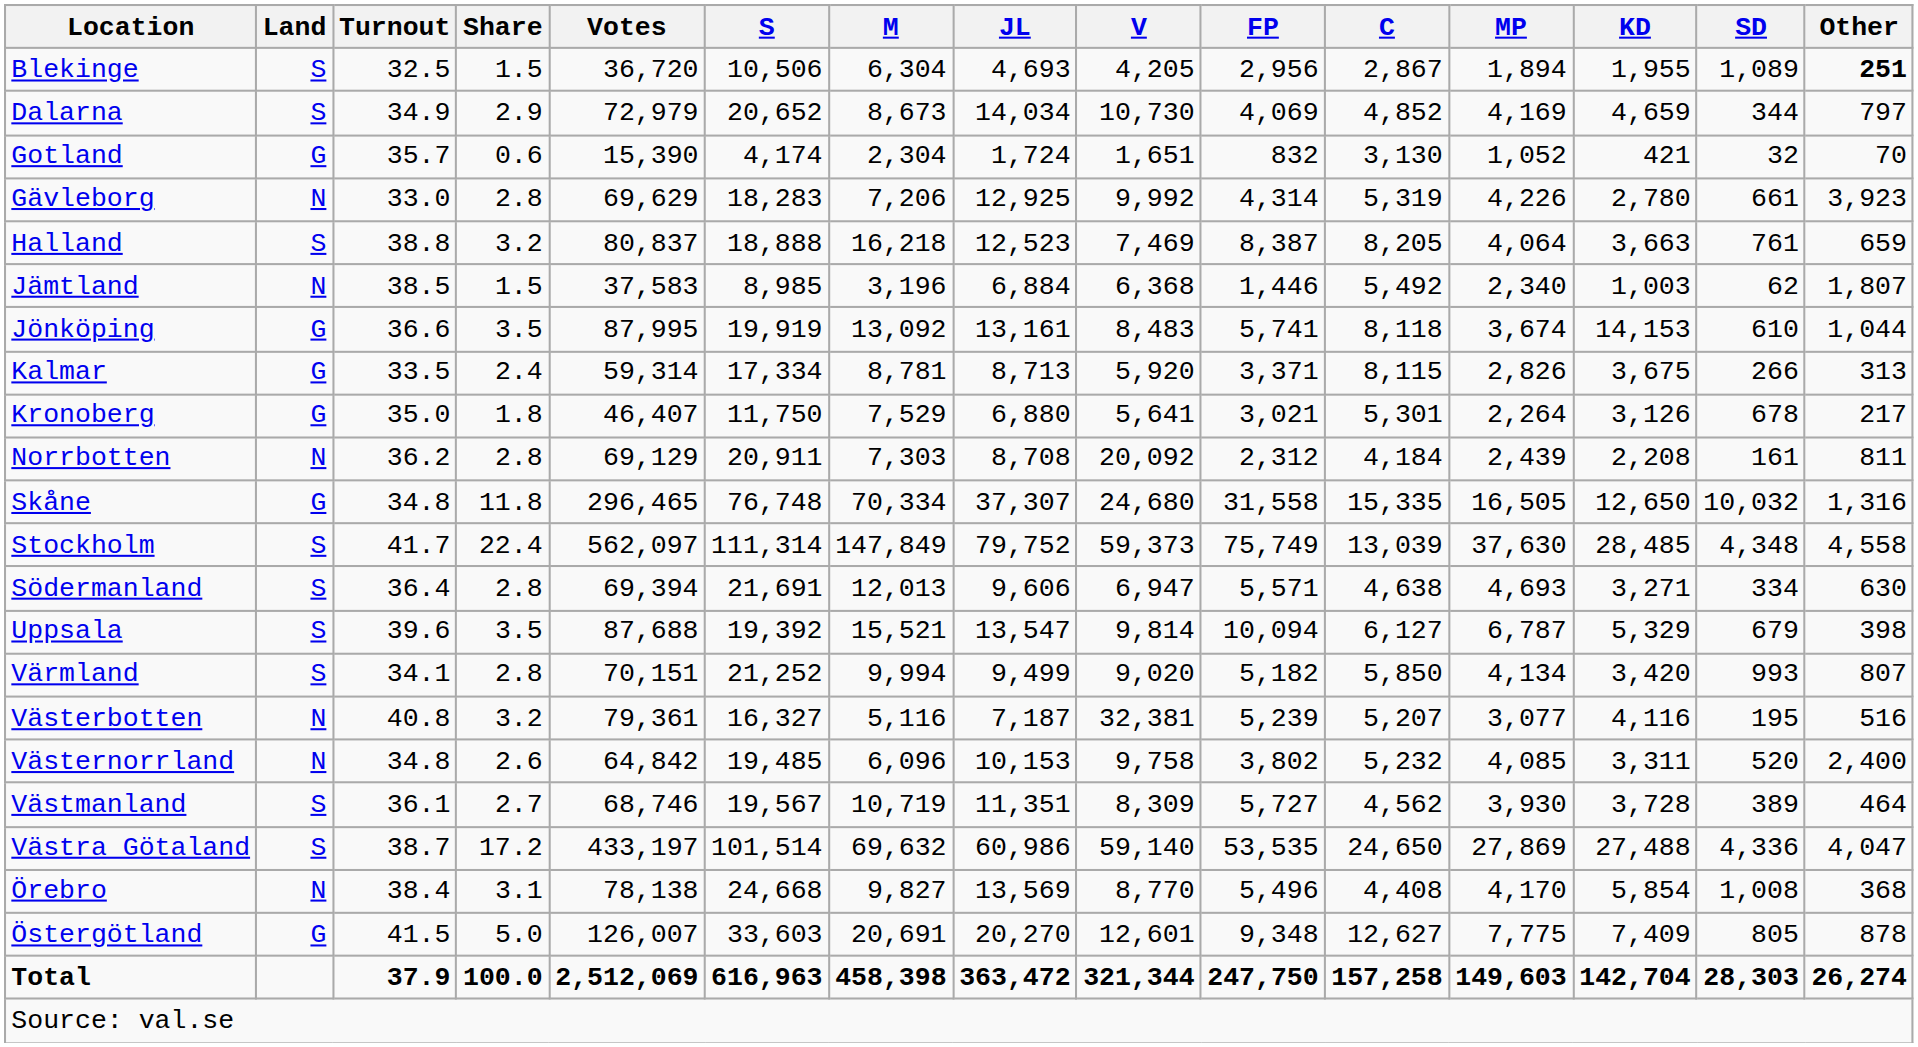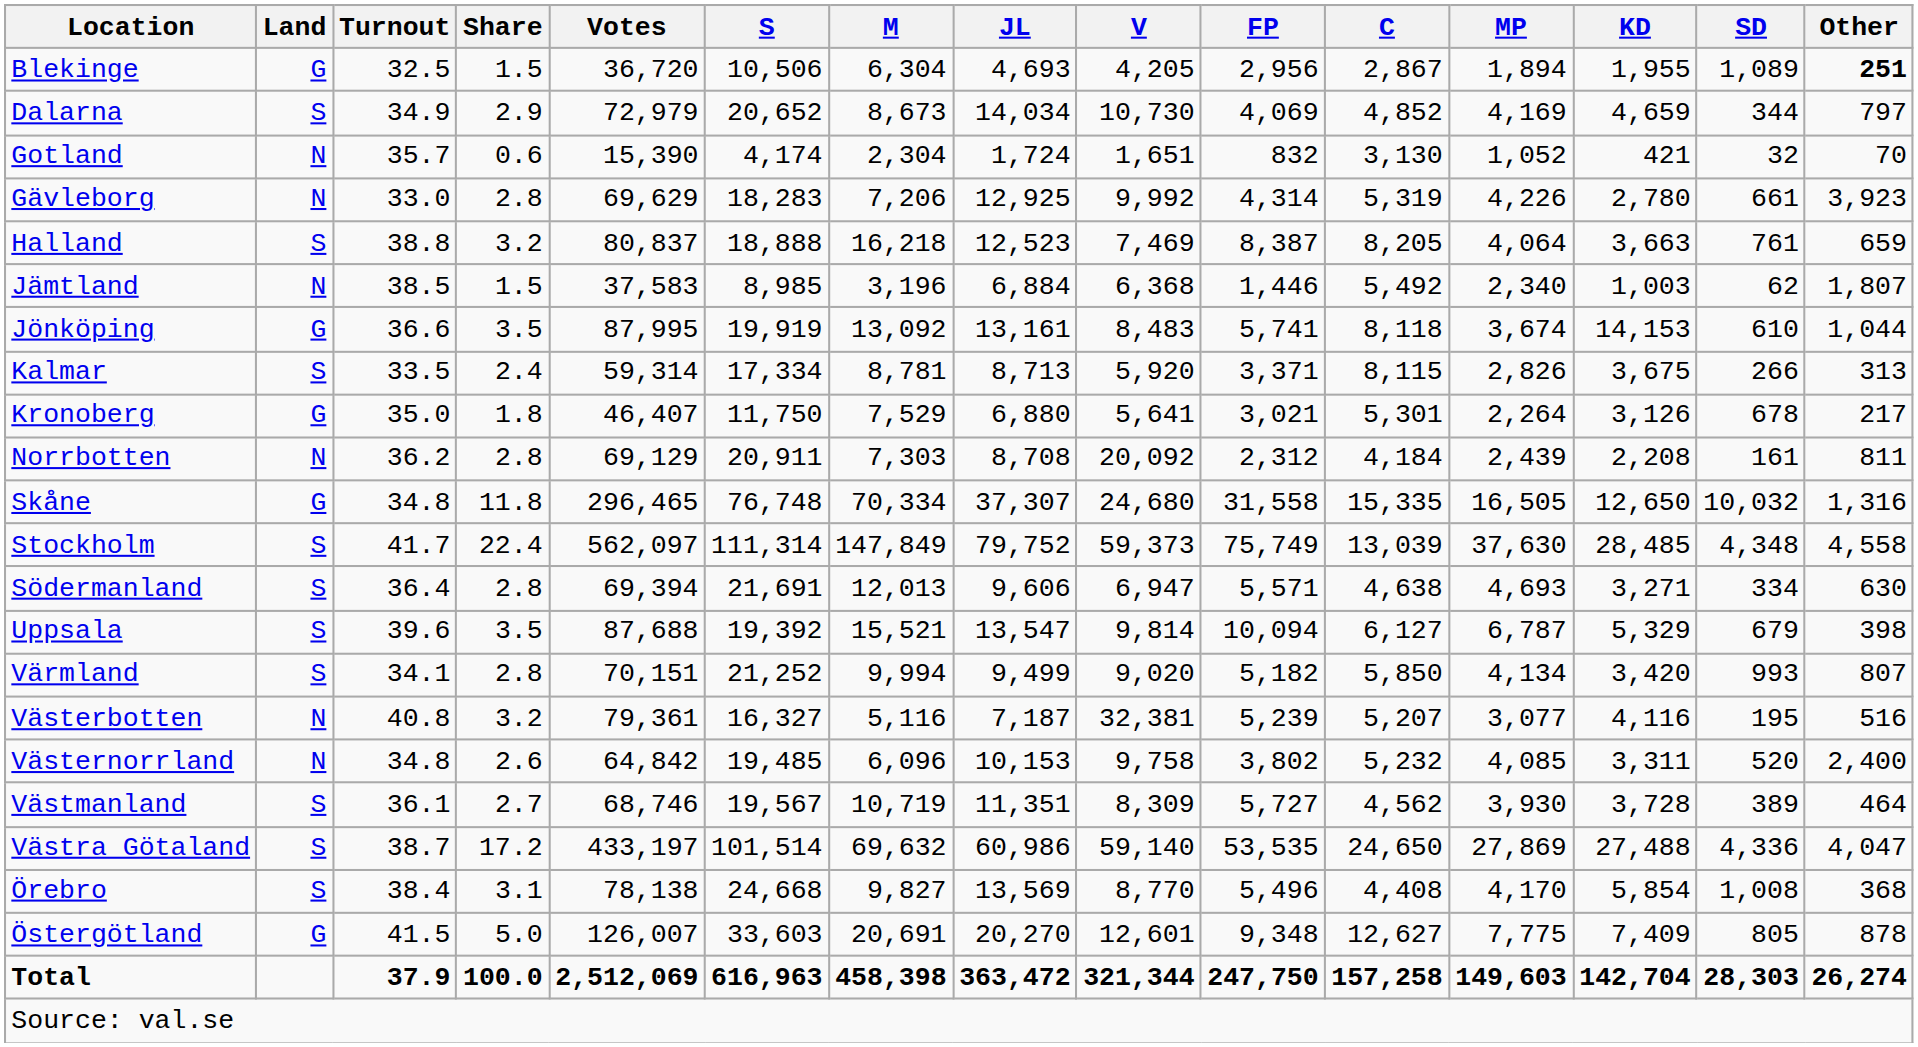(318, 70) S -> (318, 70) G
(318, 156) G -> (318, 156) N
(318, 372) G -> (318, 372) S
(318, 891) N -> (318, 891) S
